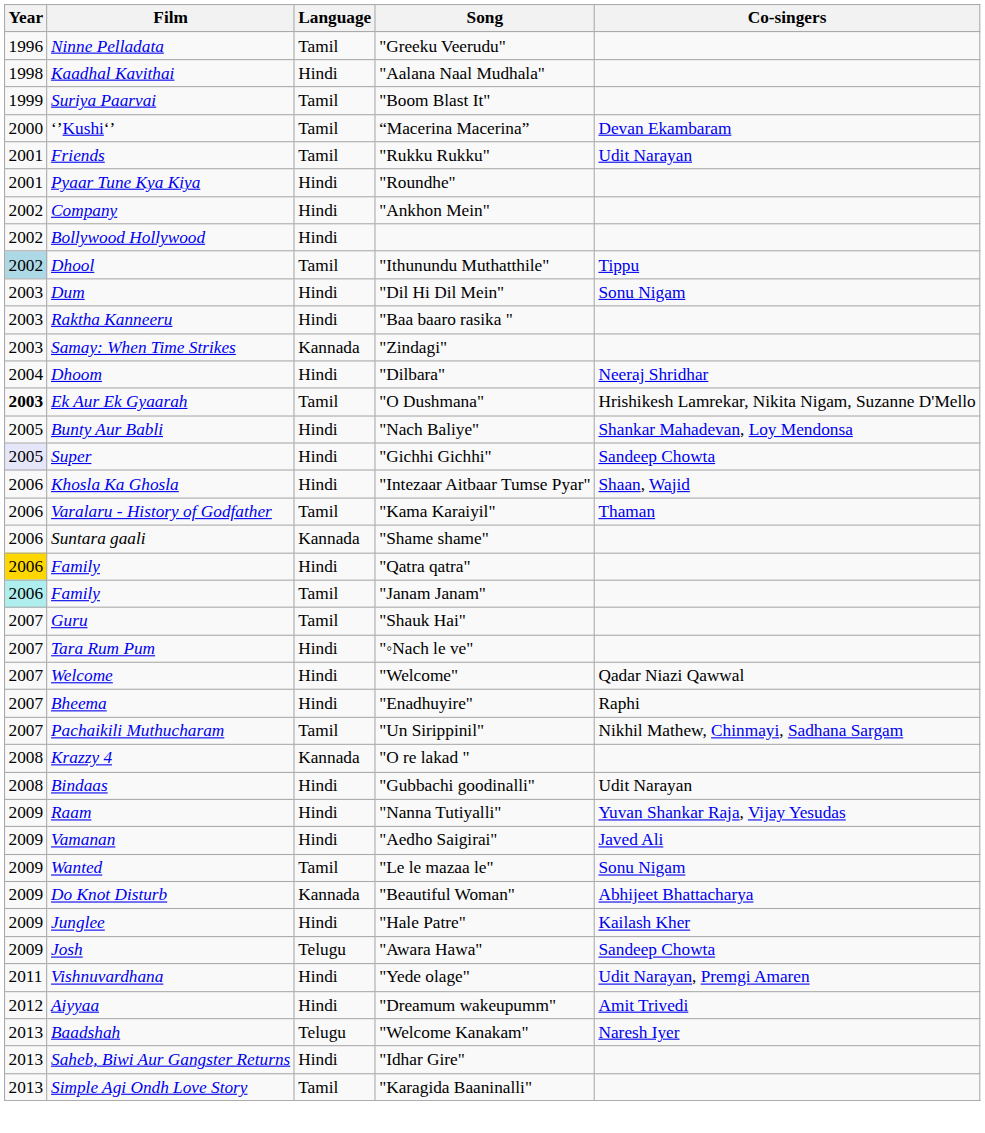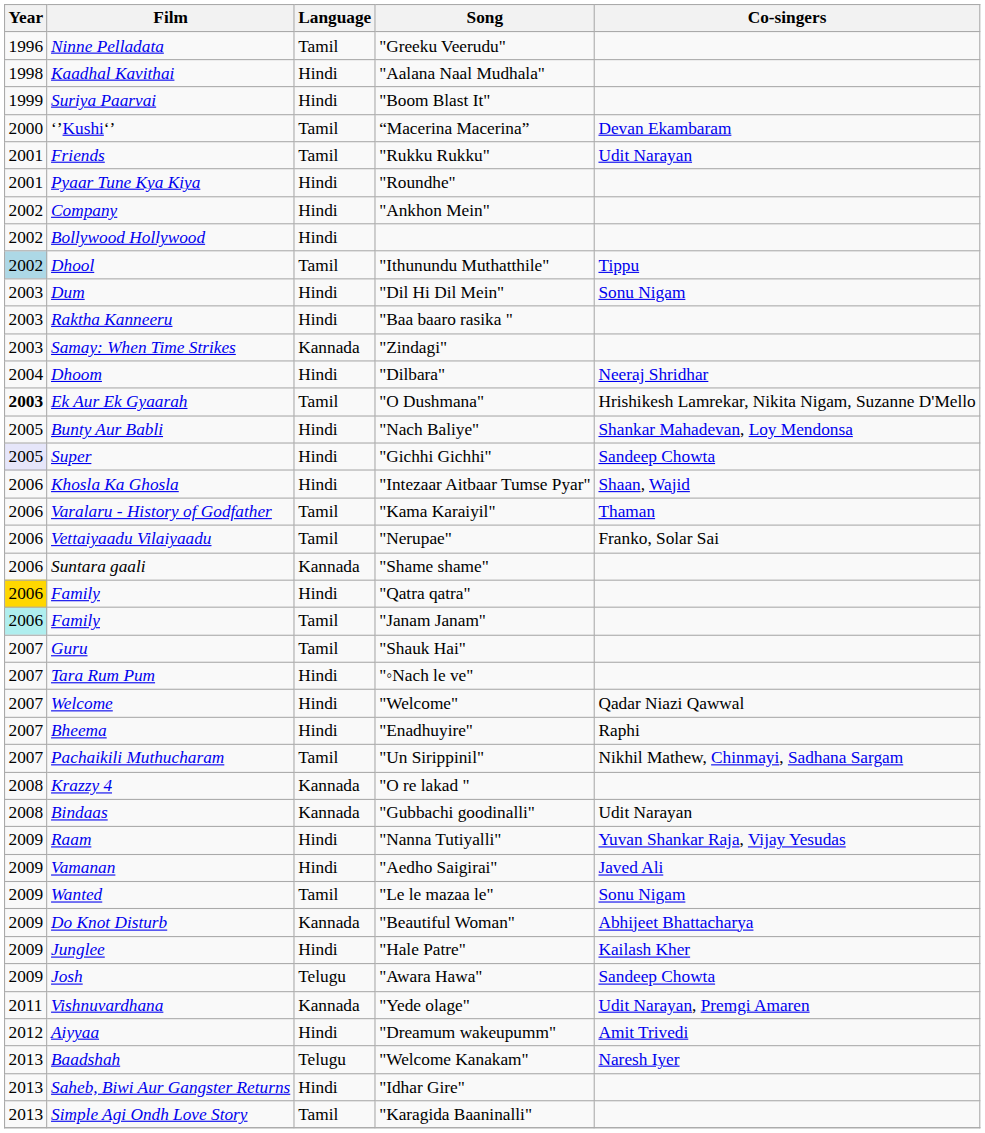(318, 100) Tamil -> (318, 100) Hindi
+ row: (131, 538)
(318, 785) Hindi -> (329, 812) Kannada
(318, 977) Hindi -> (329, 1004) Kannada
